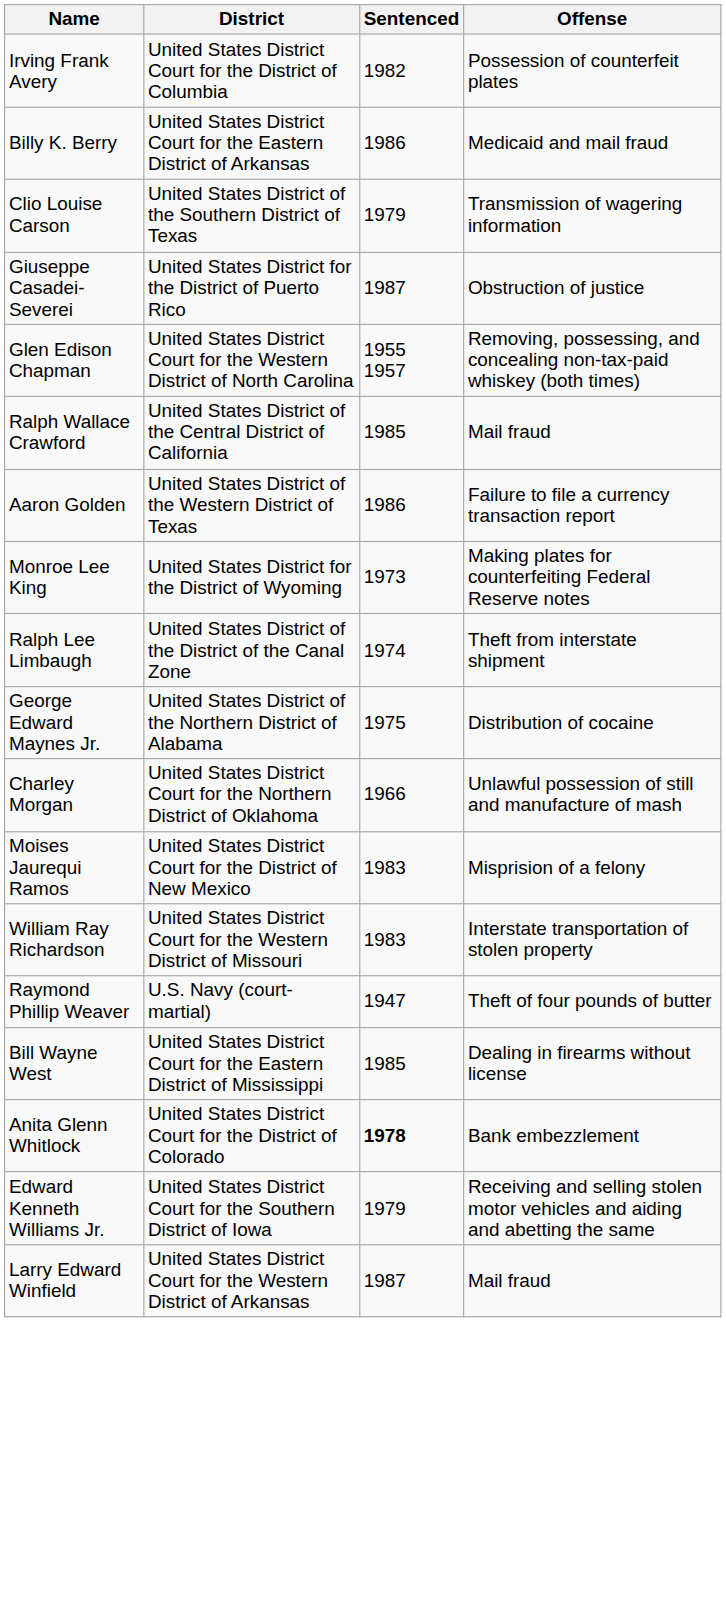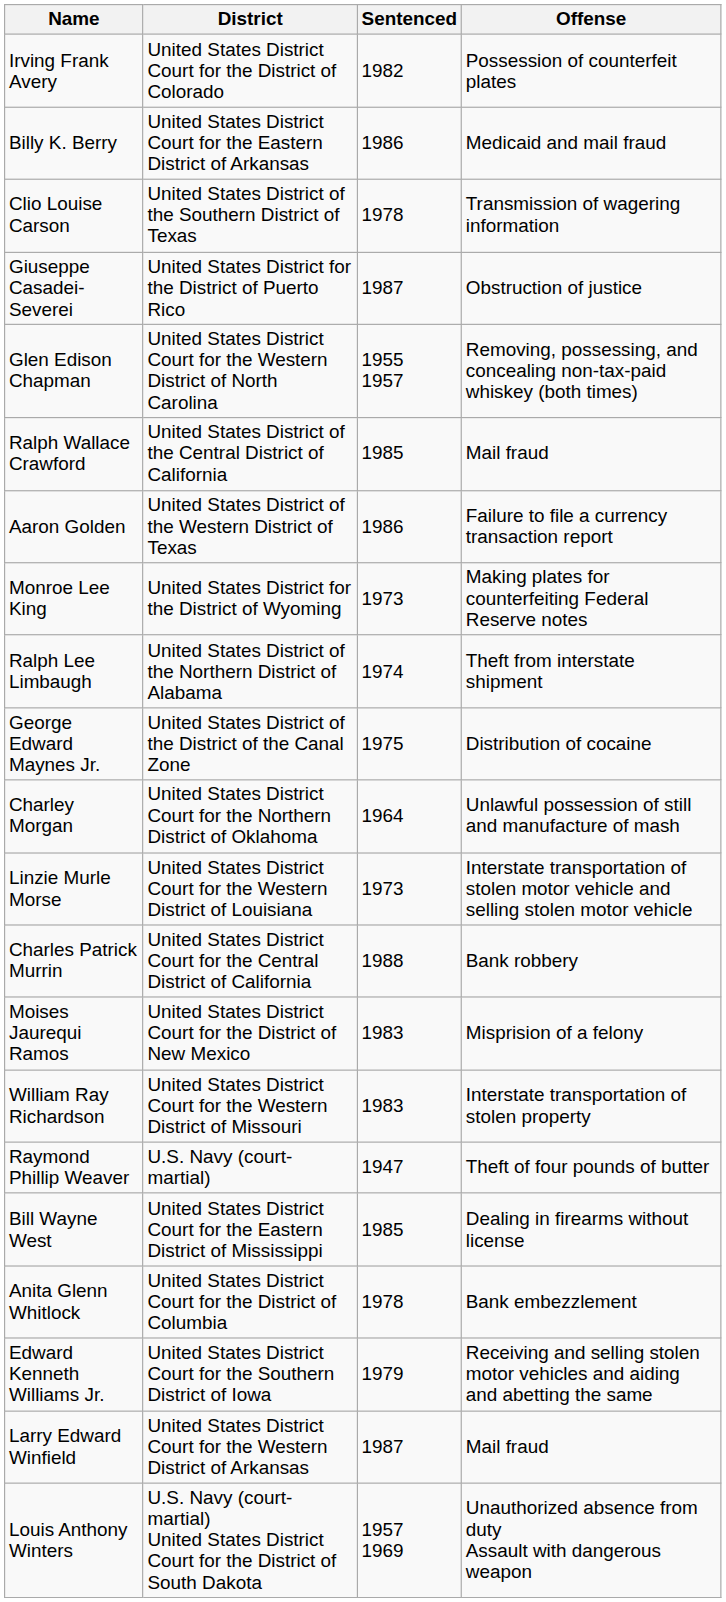(242, 70) United States District Court for the District of Columbia -> (242, 70) United States District Court for the District of Colorado
(385, 215) 1979 -> (383, 215) 1978
(247, 650) United States District of the District of the Canal Zone -> (246, 671) United States District of the Northern District of Alabama
(247, 722) United States District of the Northern District of Alabama -> (246, 743) United States District of the District of the Canal Zone
(385, 794) 1966 -> (383, 816) 1964
+ row: (60, 888)
+ row: (73, 960)
(242, 1135) United States District Court for the District of Colorado -> (242, 1301) United States District Court for the District of Columbia
(385, 1135) bold -> (383, 1301) normal
+ row: (68, 1540)
